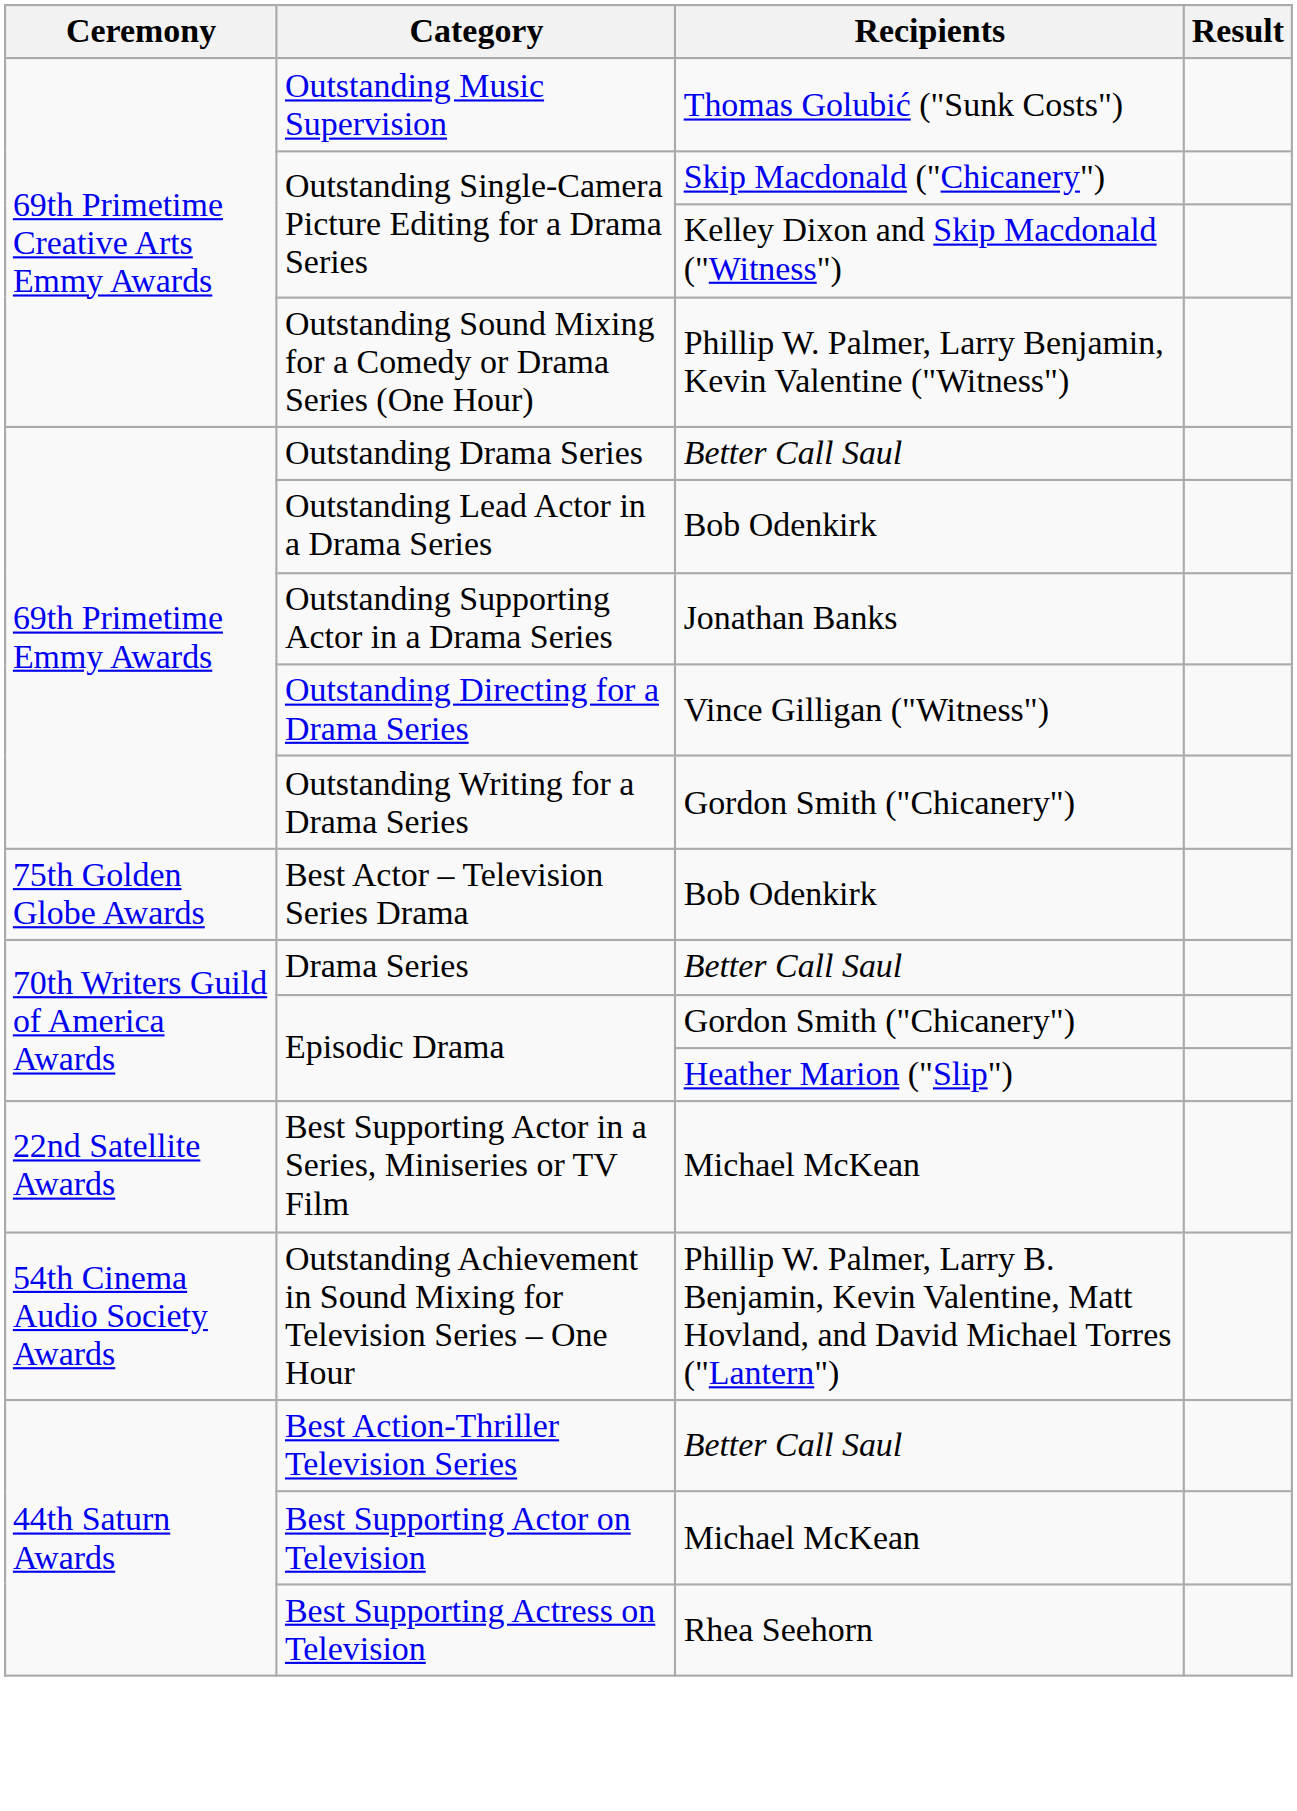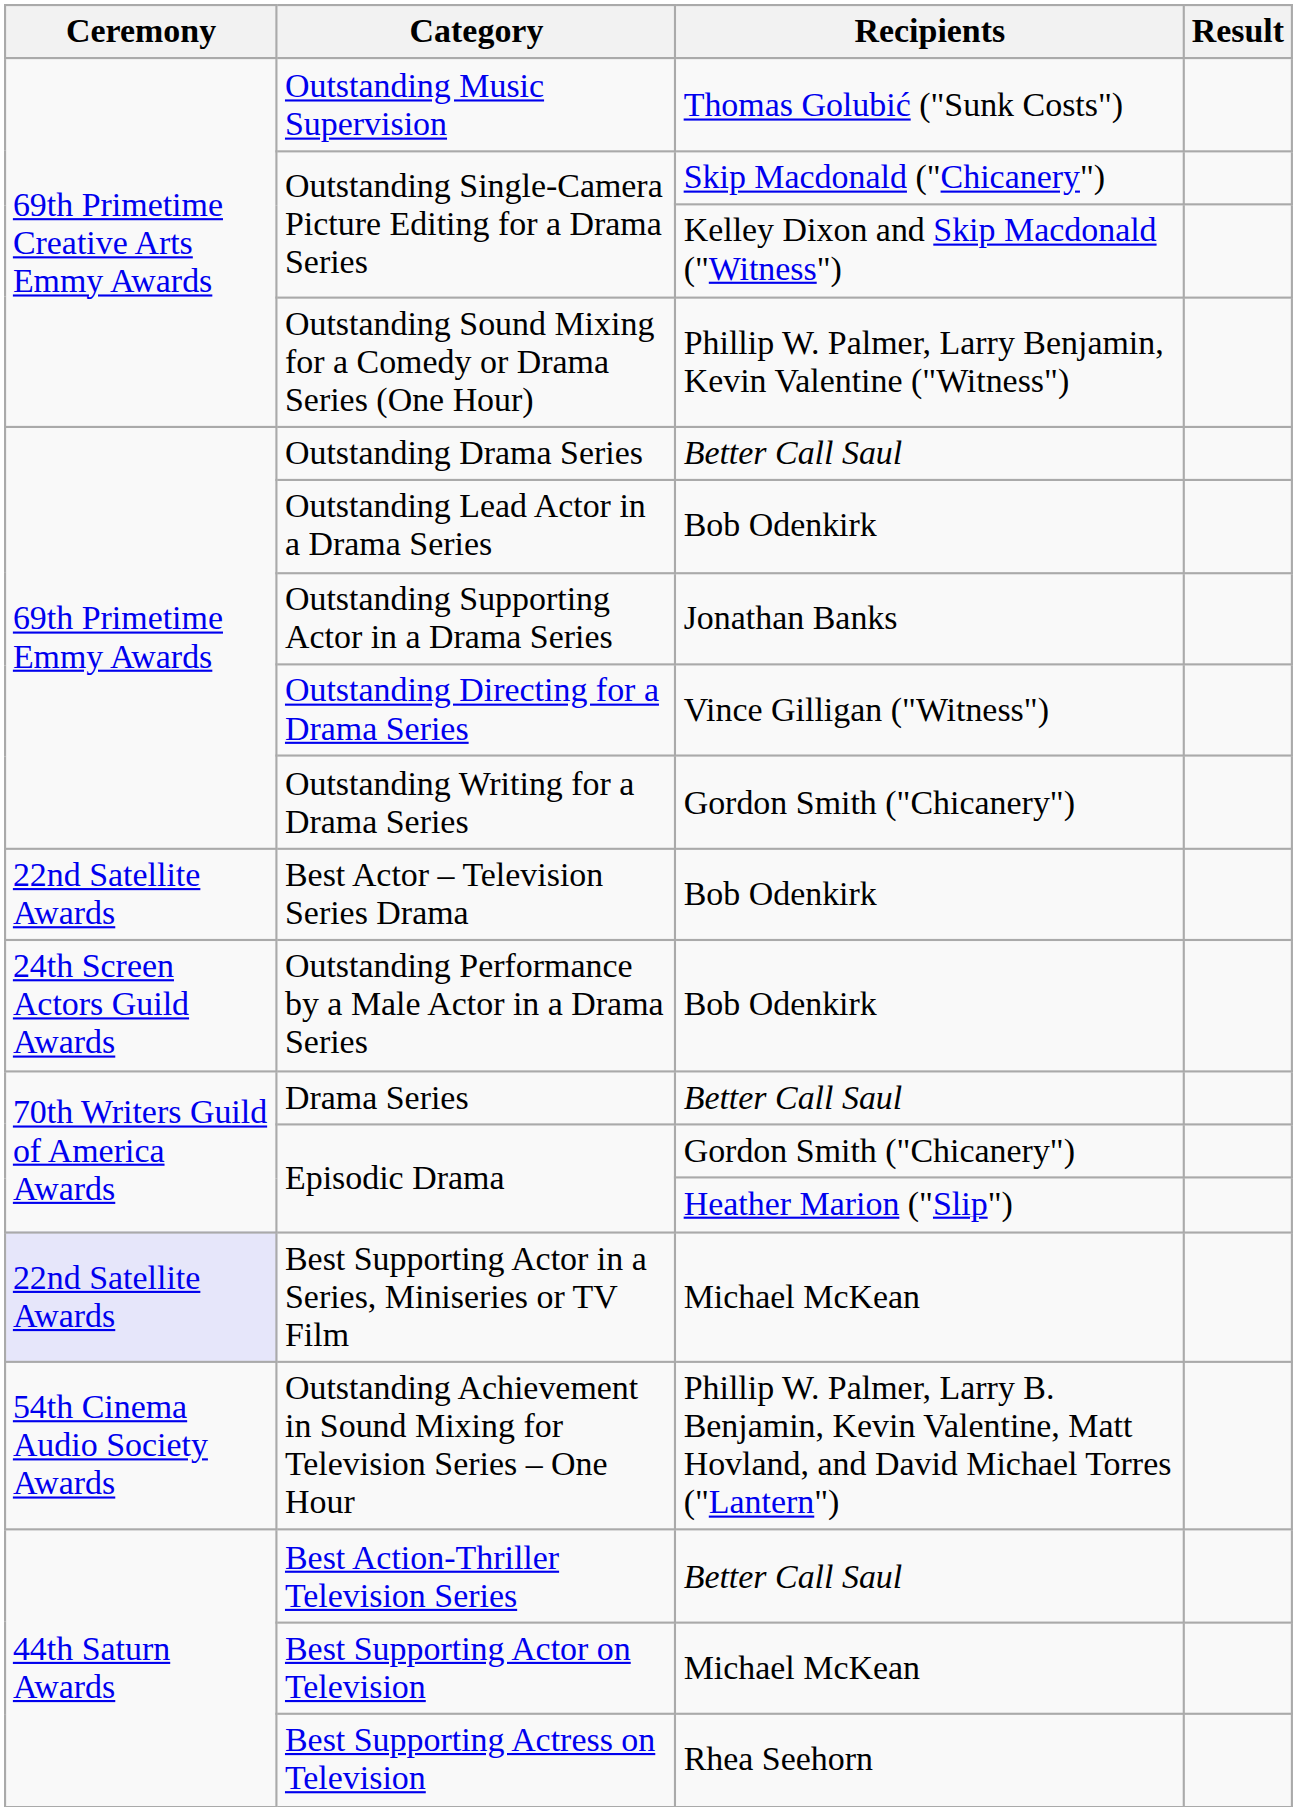(109, 893) 75th Golden Globe Awards -> (107, 893) 22nd Satellite Awards
+ row: (474, 1004)
(107, 1166) no background -> (107, 1296) lavender background
